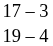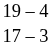rows swapped: (26, 11) <-> (26, 36)
